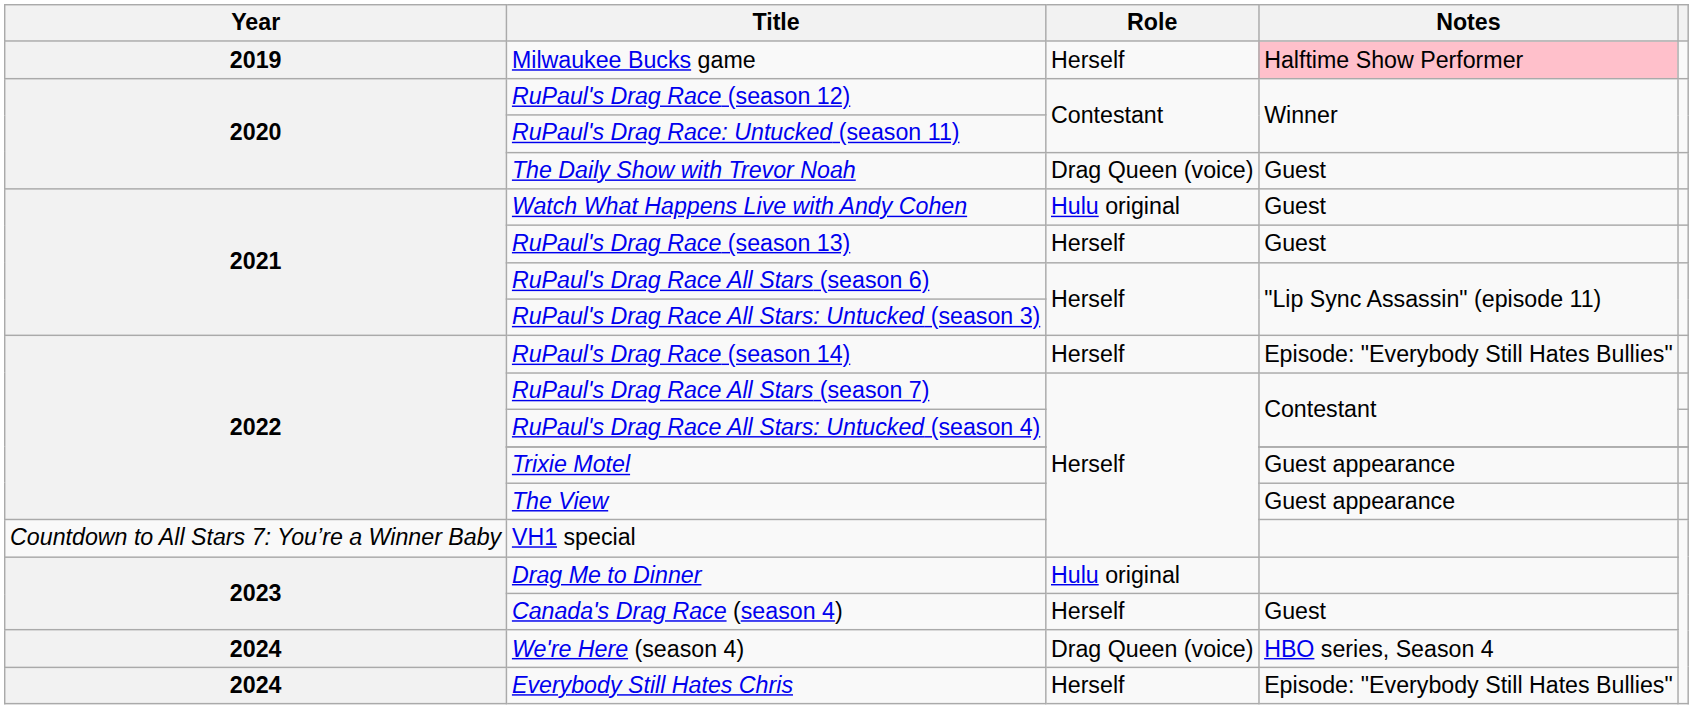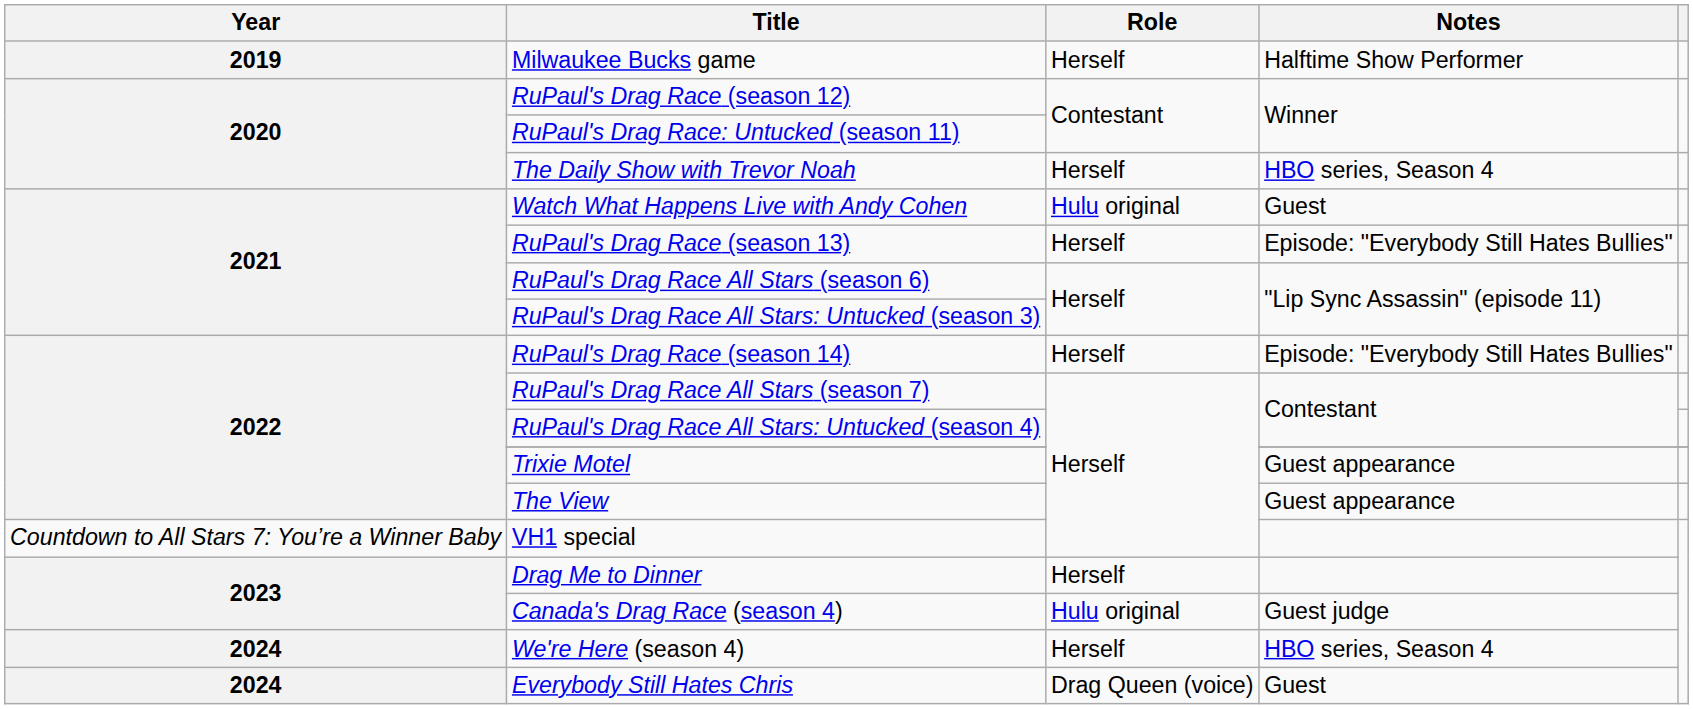(1394, 59) pink background -> (1394, 59) no background
(1152, 170) Drag Queen (voice) -> (1088, 170) Herself
(1295, 170) Guest -> (1379, 170) HBO series, Season 4
(1295, 243) Guest -> (1468, 243) Episode: "Everybody Still Hates Bullies"
(1115, 574) Hulu original -> (1088, 574) Herself
(1088, 611) Herself -> (1115, 611) Hulu original
(1295, 611) Guest -> (1327, 611) Guest judge
(1152, 648) Drag Queen (voice) -> (1088, 648) Herself
(1088, 685) Herself -> (1152, 685) Drag Queen (voice)
(1468, 685) Episode: "Everybody Still Hates Bullies" -> (1295, 685) Guest
